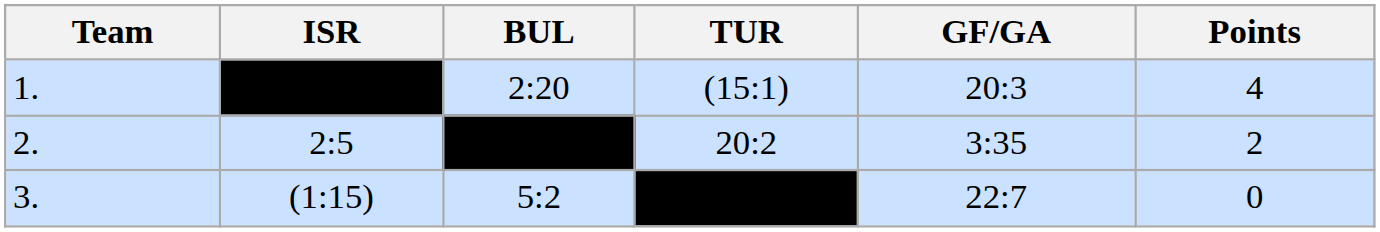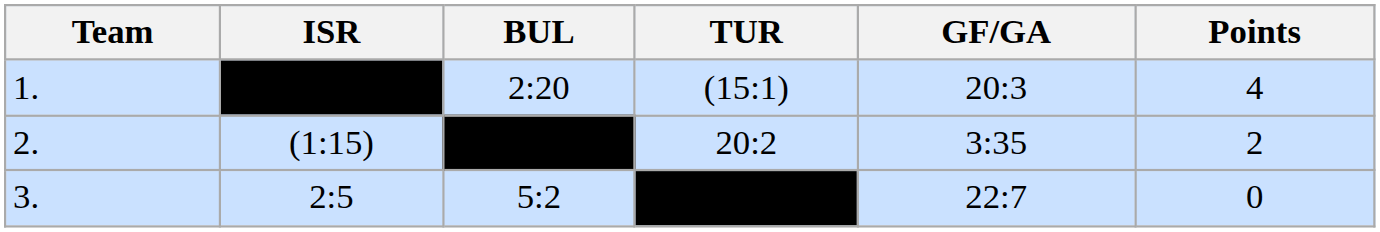(331, 142) 2:5 -> (331, 142) (1:15)
(331, 197) (1:15) -> (331, 197) 2:5
